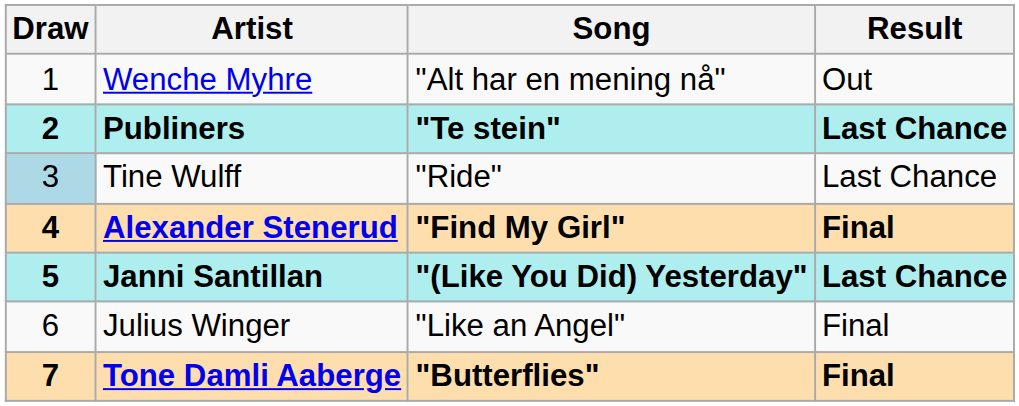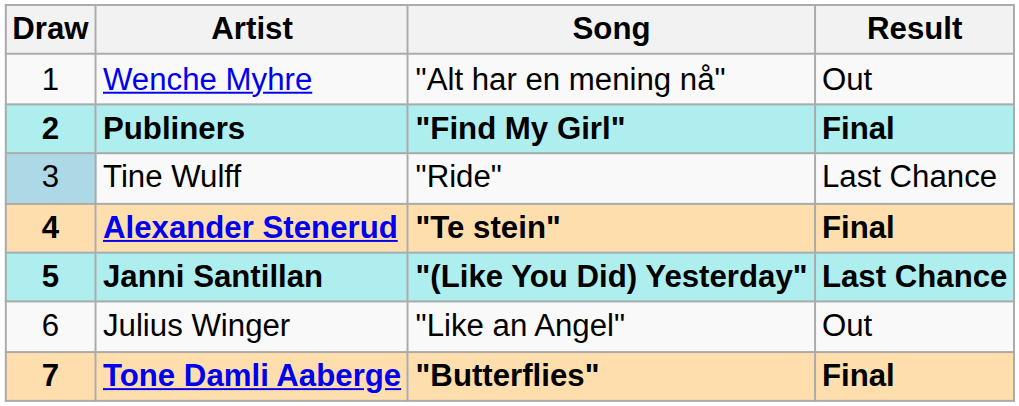(488, 128) "Te stein" -> (521, 128) "Find My Girl"
(915, 128) Last Chance -> (858, 128) Final
(521, 227) "Find My Girl" -> (488, 227) "Te stein"
(856, 326) Final -> (847, 326) Out
